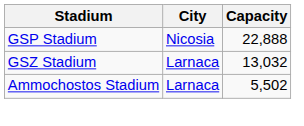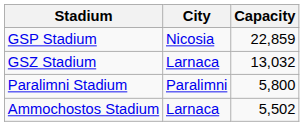(265, 39) 22,888 -> (273, 39) 22,859
+ row: (68, 86)
